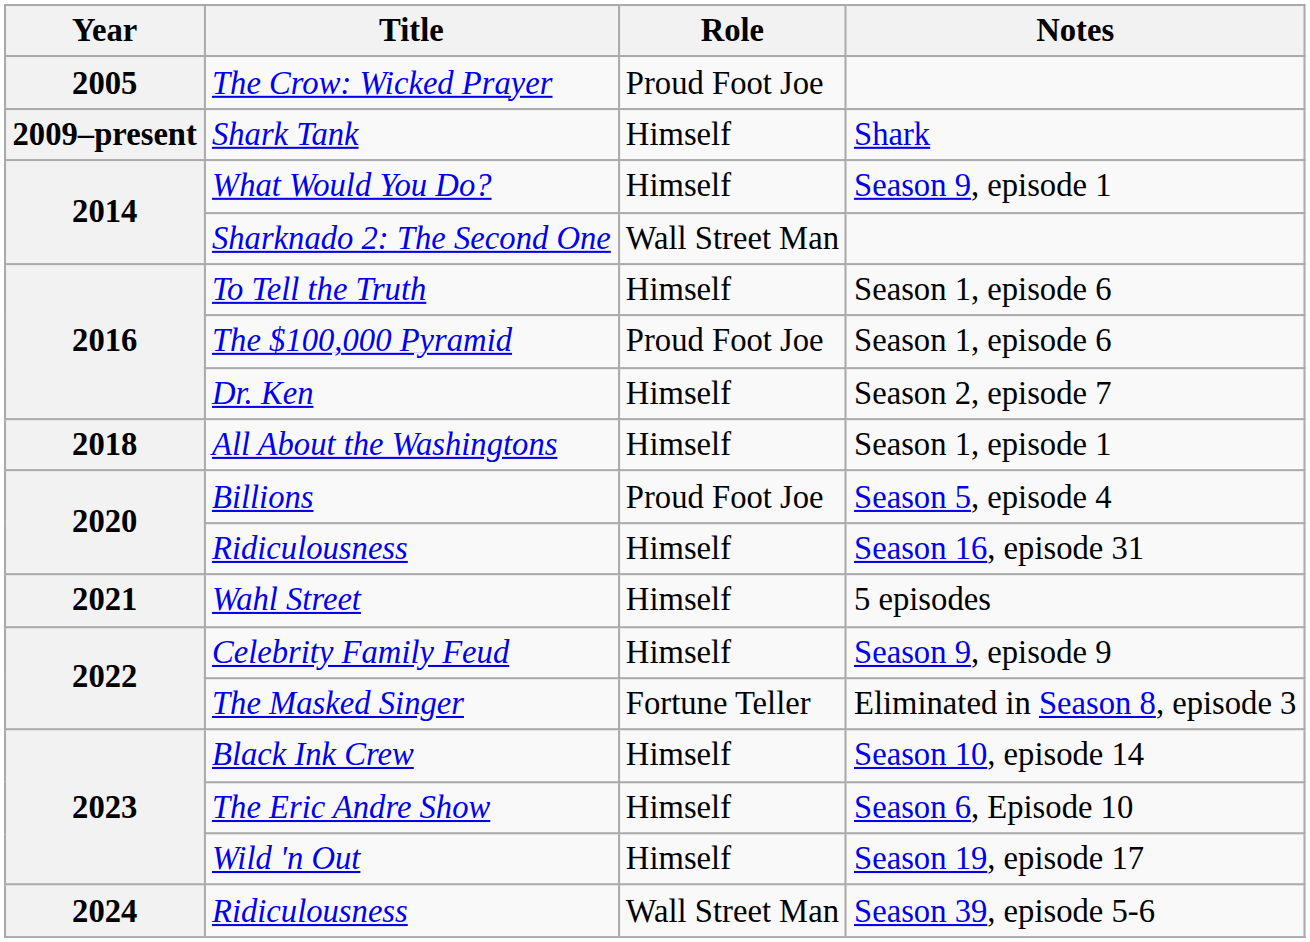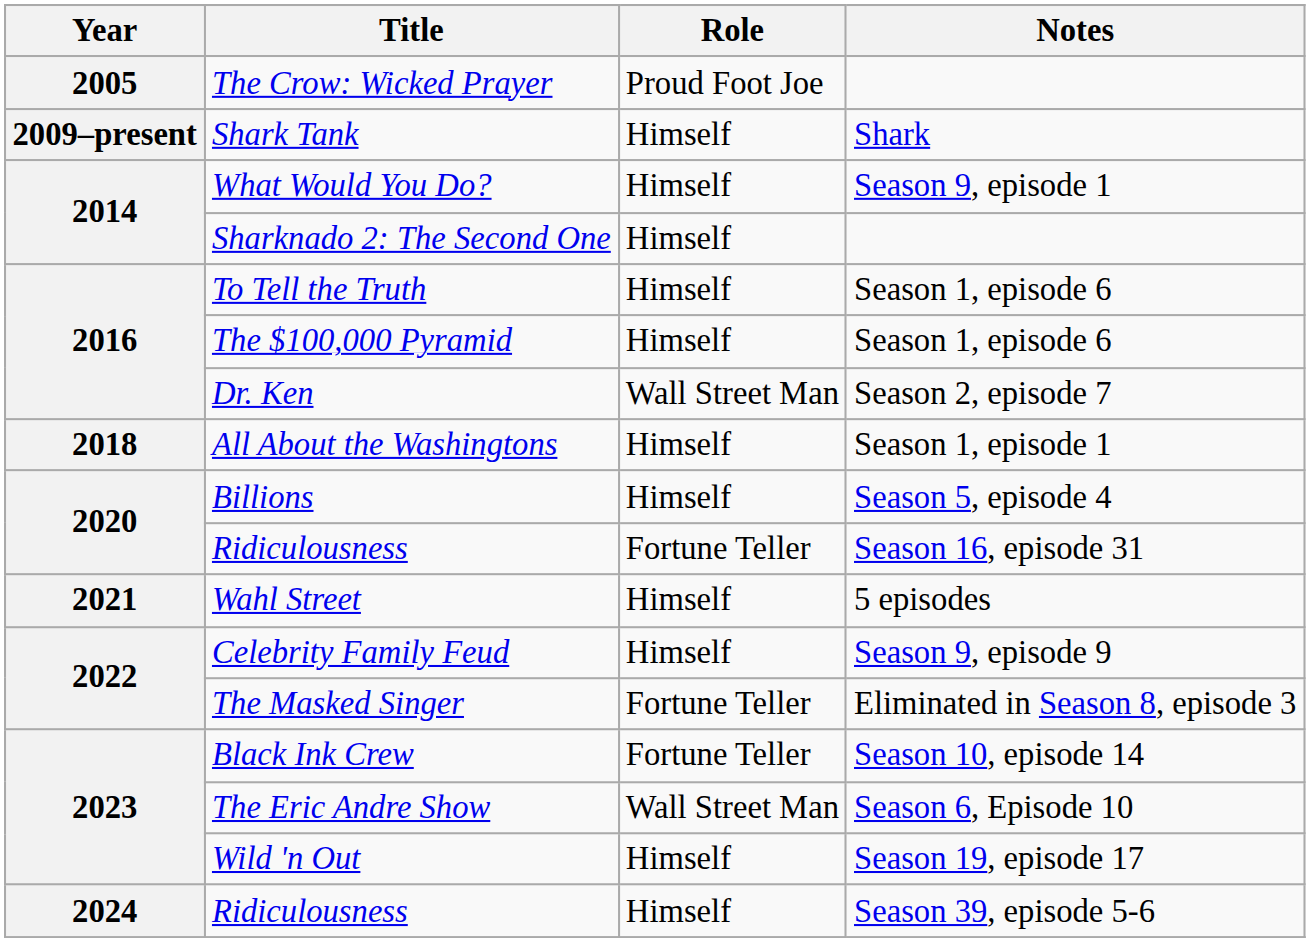(732, 237) Wall Street Man -> (678, 237) Himself
(725, 340) Proud Foot Joe -> (678, 340) Himself
(678, 392) Himself -> (732, 392) Wall Street Man
(725, 496) Proud Foot Joe -> (678, 496) Himself
(678, 548) Himself -> (718, 548) Fortune Teller
(678, 755) Himself -> (718, 755) Fortune Teller
(678, 806) Himself -> (732, 806) Wall Street Man
(732, 910) Wall Street Man -> (678, 910) Himself
